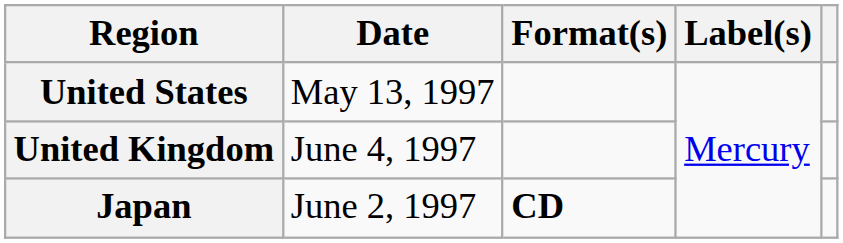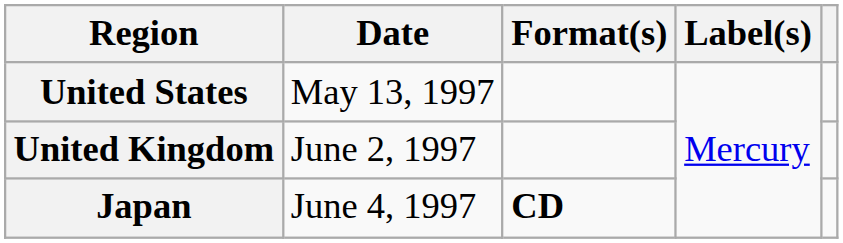(384, 149) June 4, 1997 -> (384, 149) June 2, 1997
(384, 206) June 2, 1997 -> (384, 206) June 4, 1997
